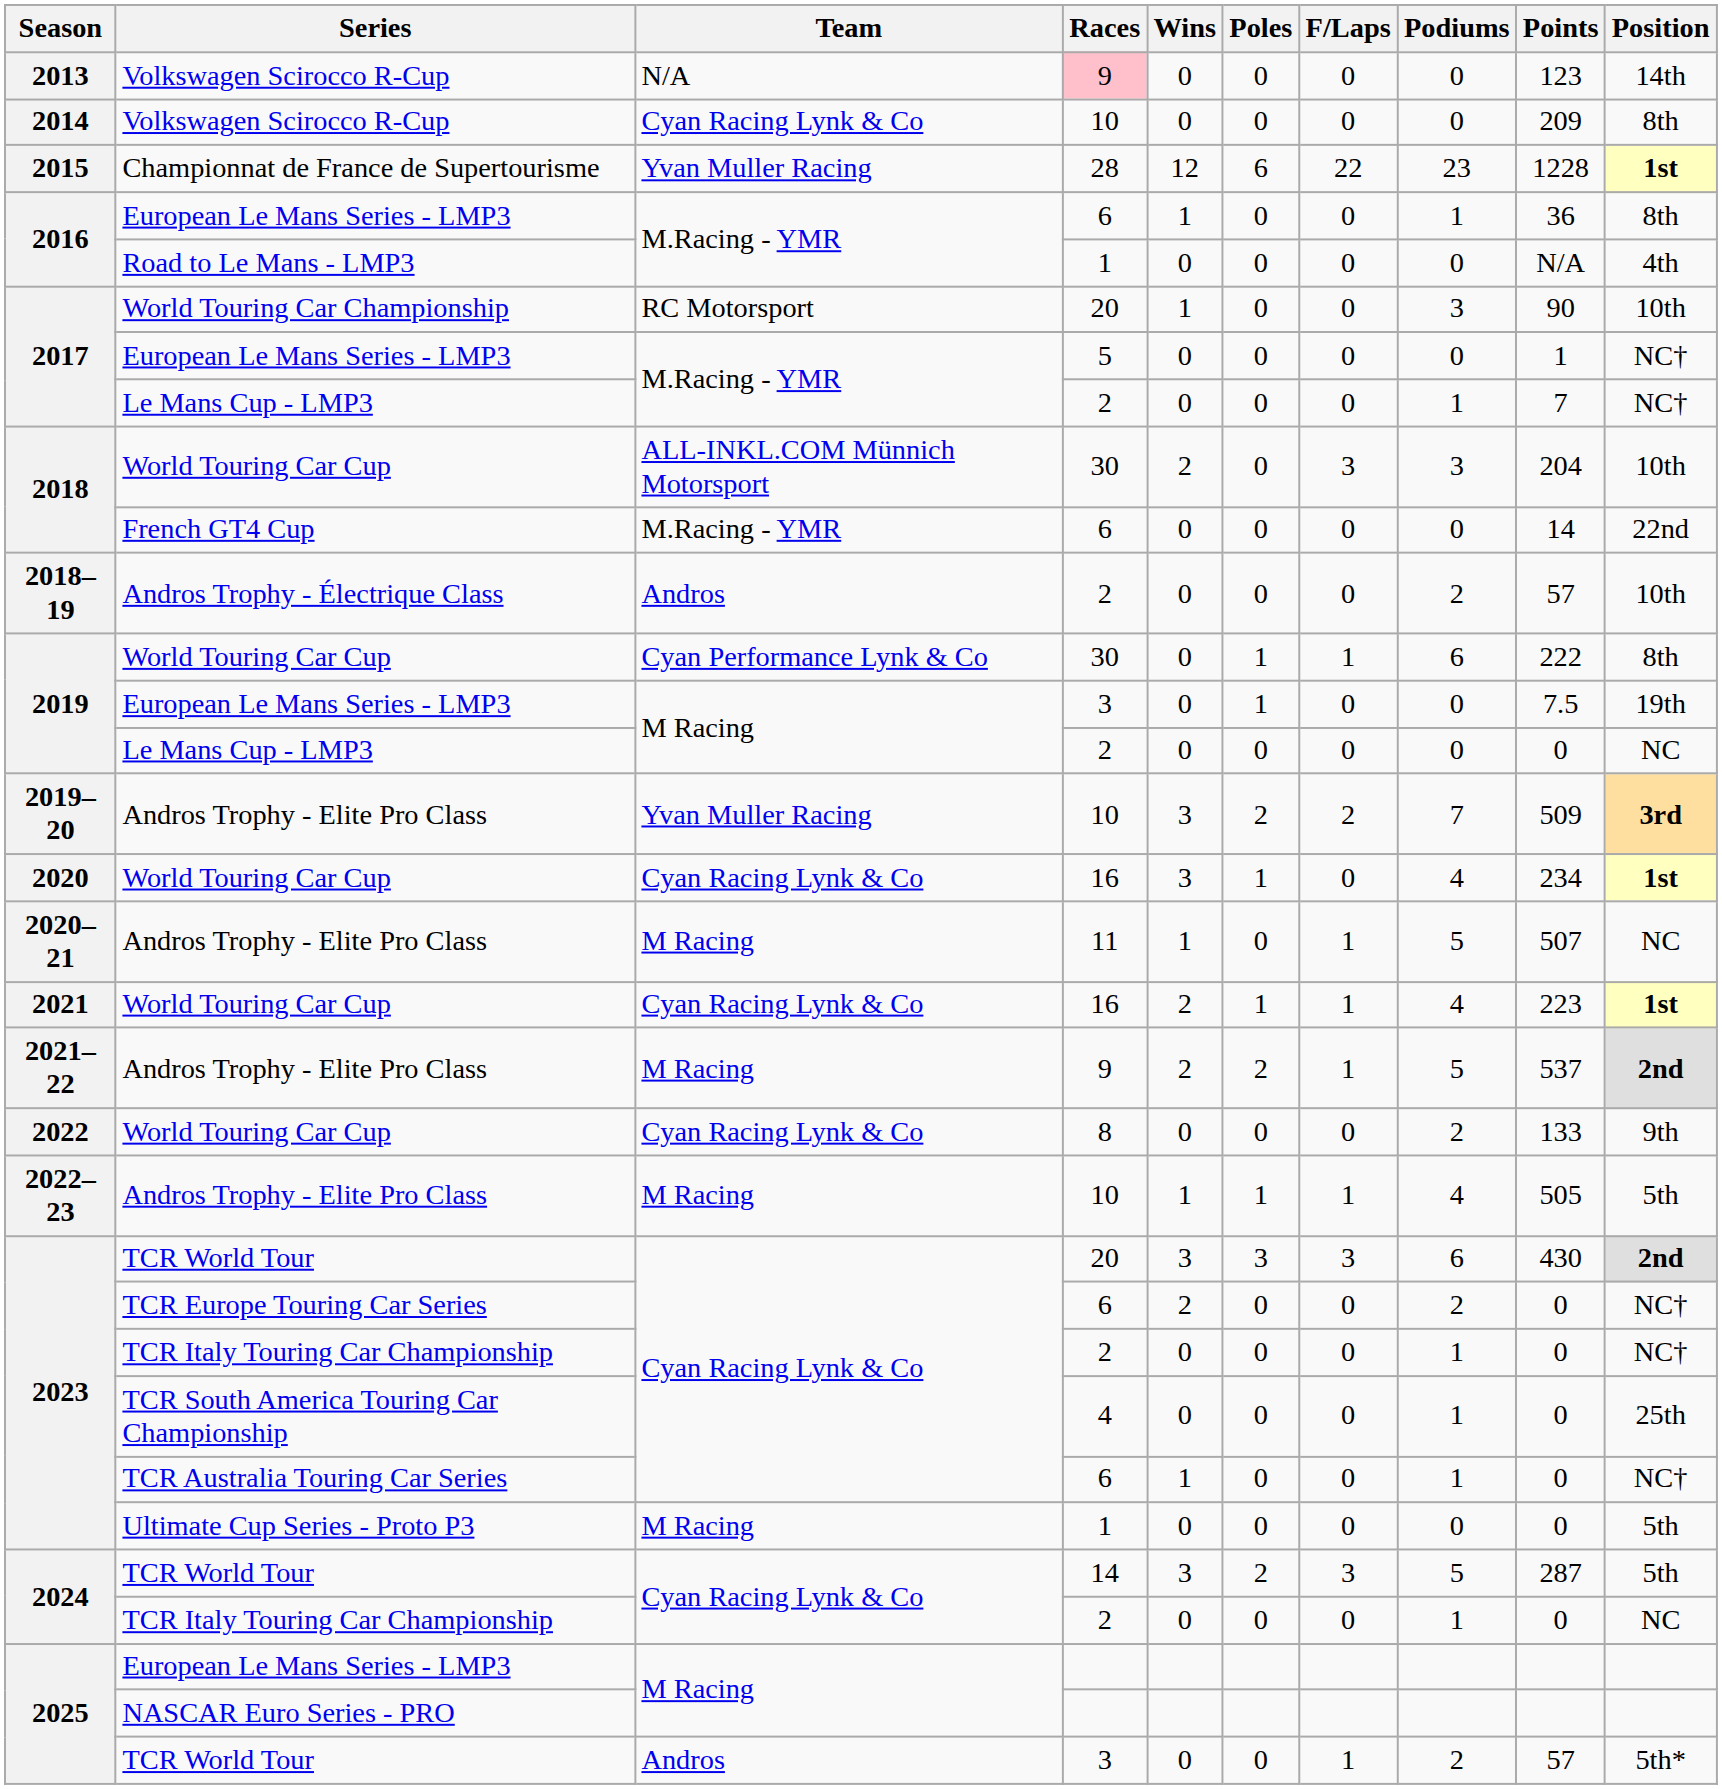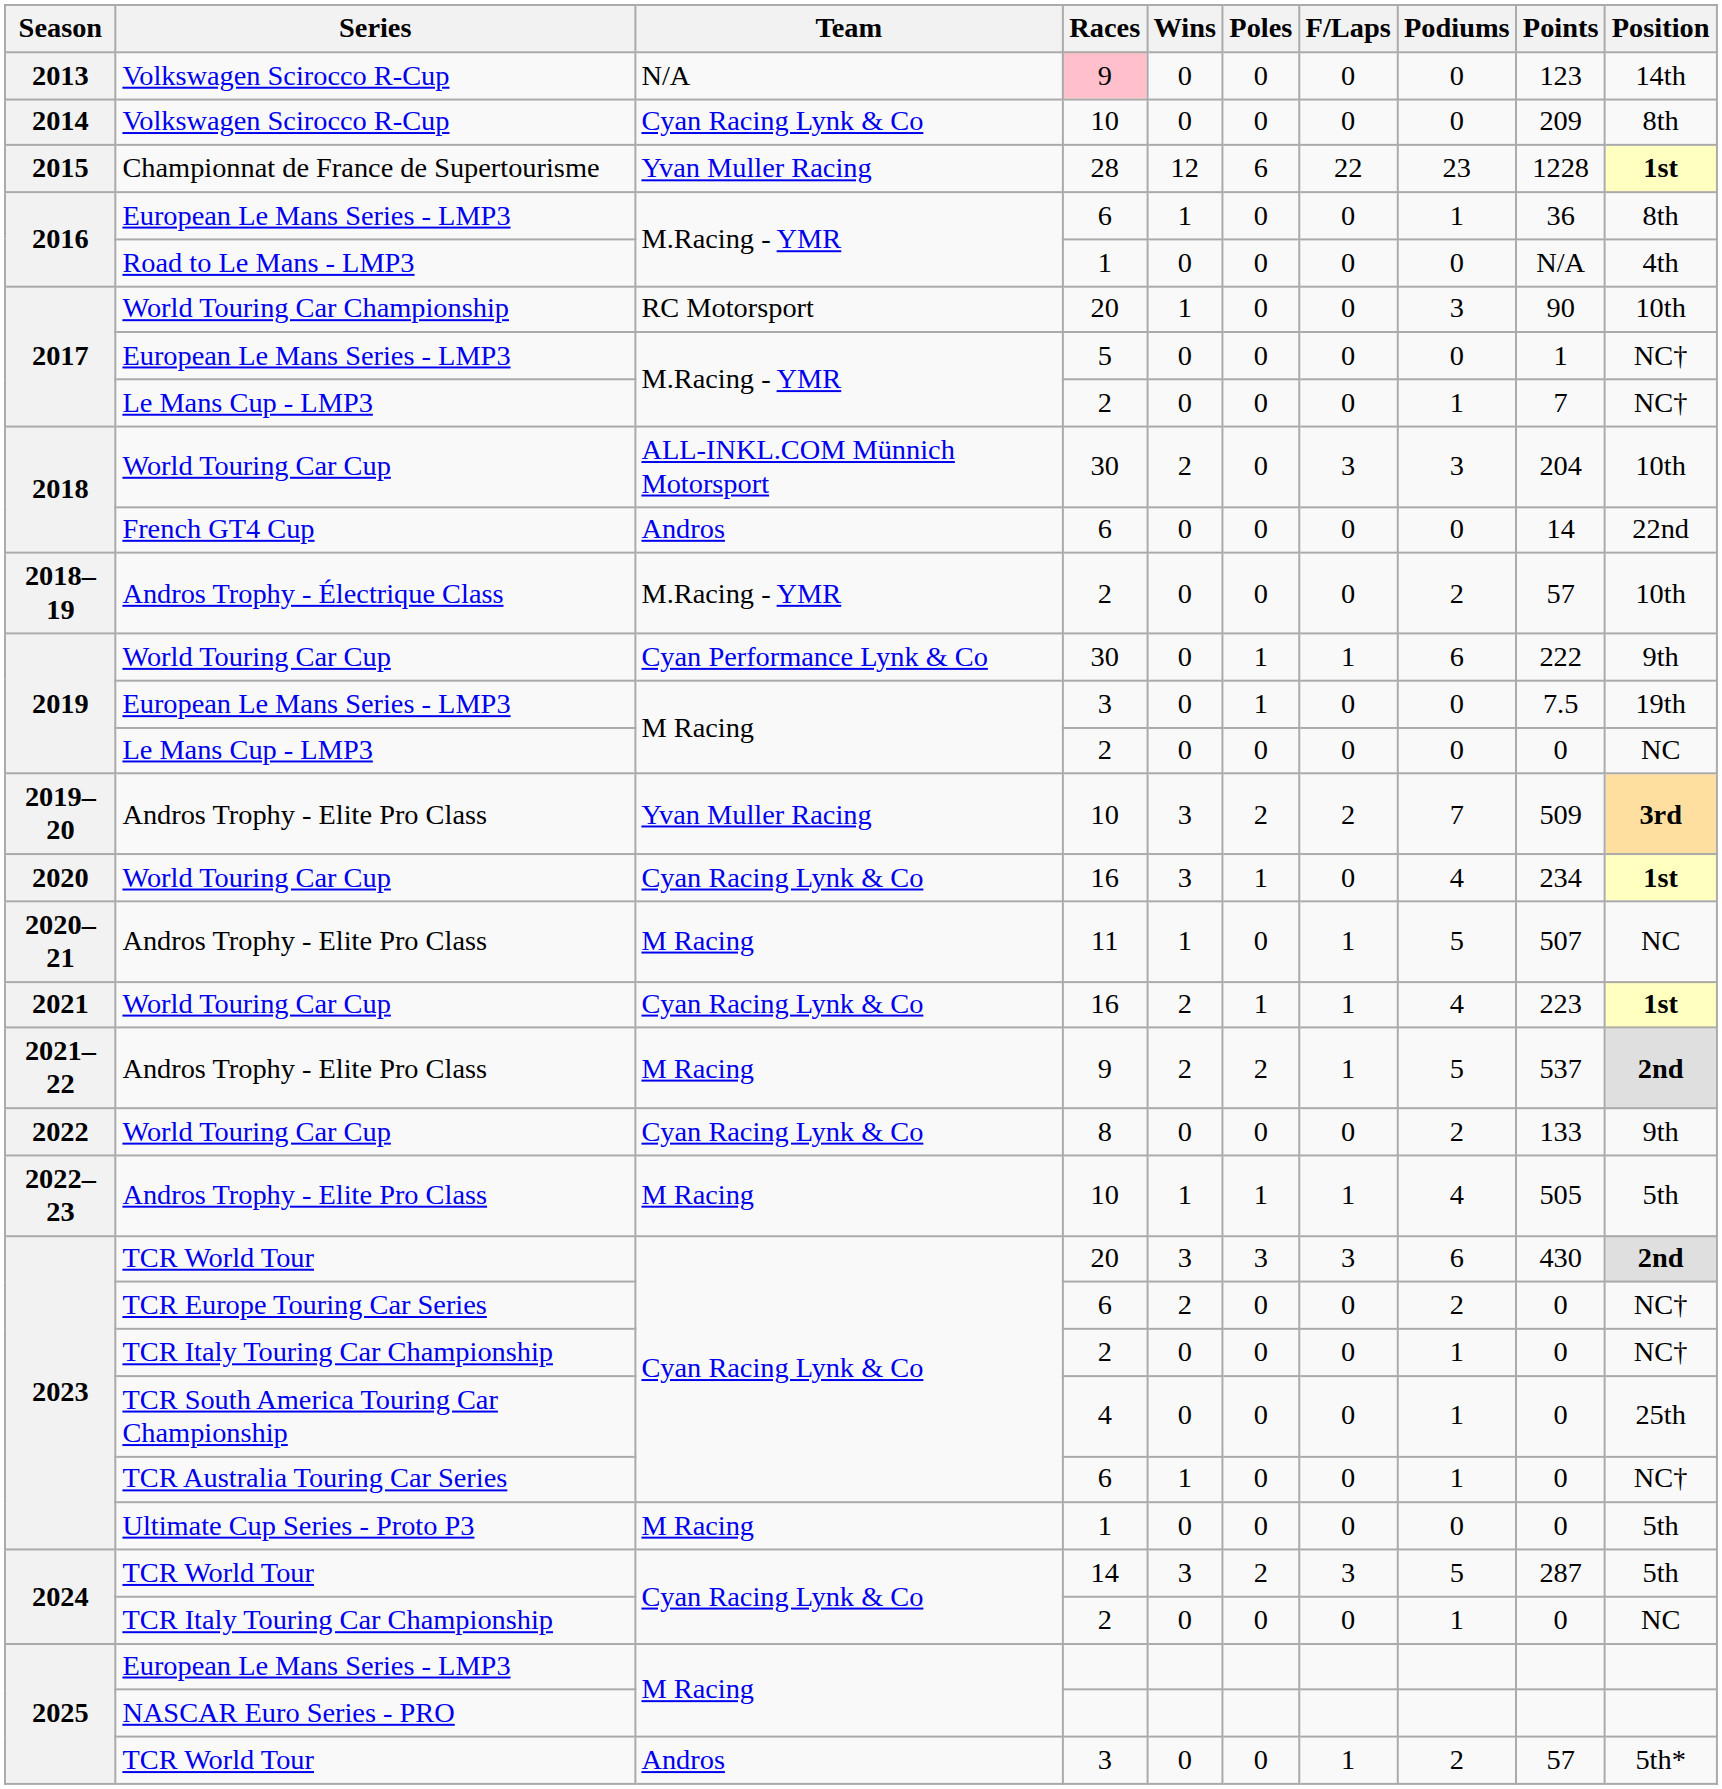(741, 529) M.Racing - YMR -> (683, 529) Andros
(683, 593) Andros -> (741, 593) M.Racing - YMR
(1661, 656) 8th -> (1661, 656) 9th
